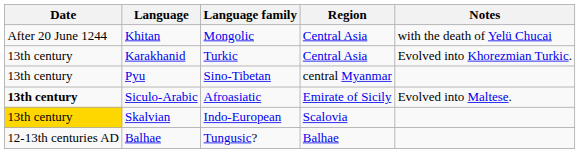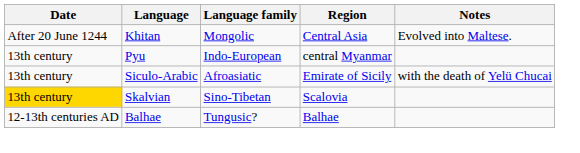(475, 35) with the death of Yelü Chucai -> (455, 35) Evolved into Maltese.
- row: (155, 55)
(237, 76) Sino-Tibetan -> (242, 55) Indo-European
(42, 96) bold -> (40, 76) normal
(455, 96) Evolved into Maltese. -> (475, 76) with the death of Yelü Chucai
(242, 117) Indo-European -> (237, 96) Sino-Tibetan
